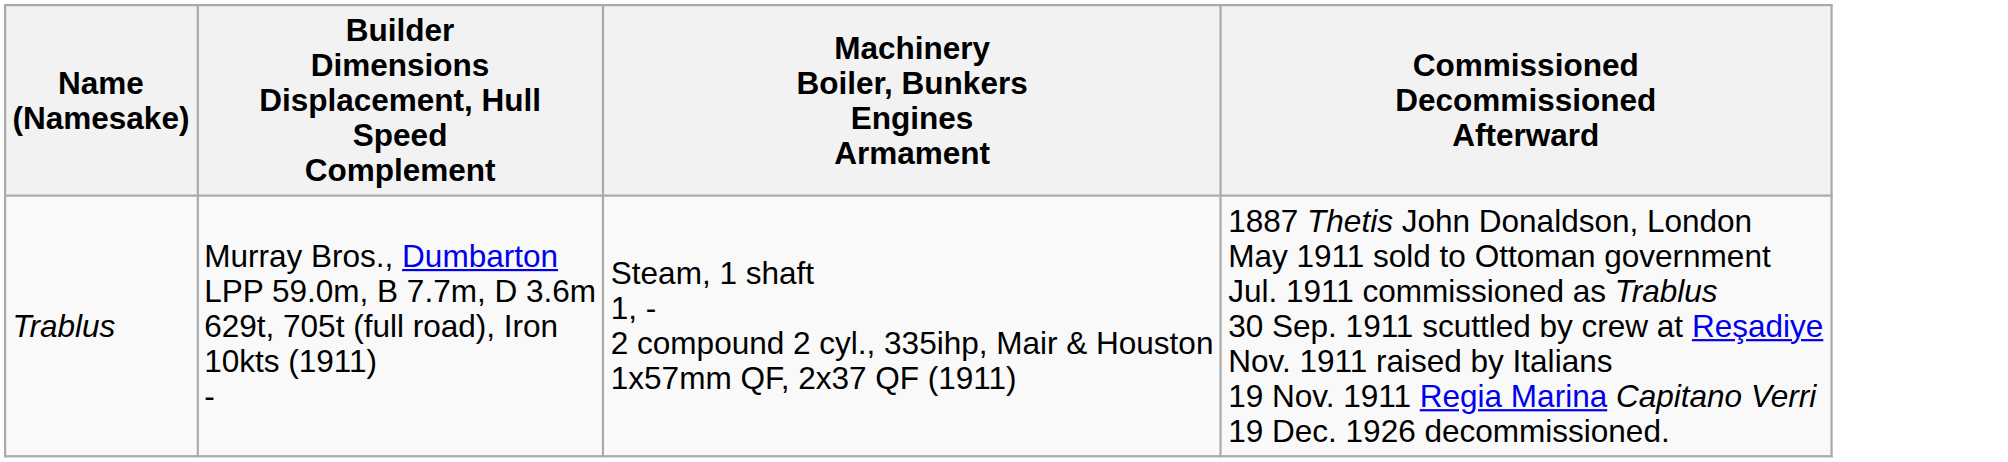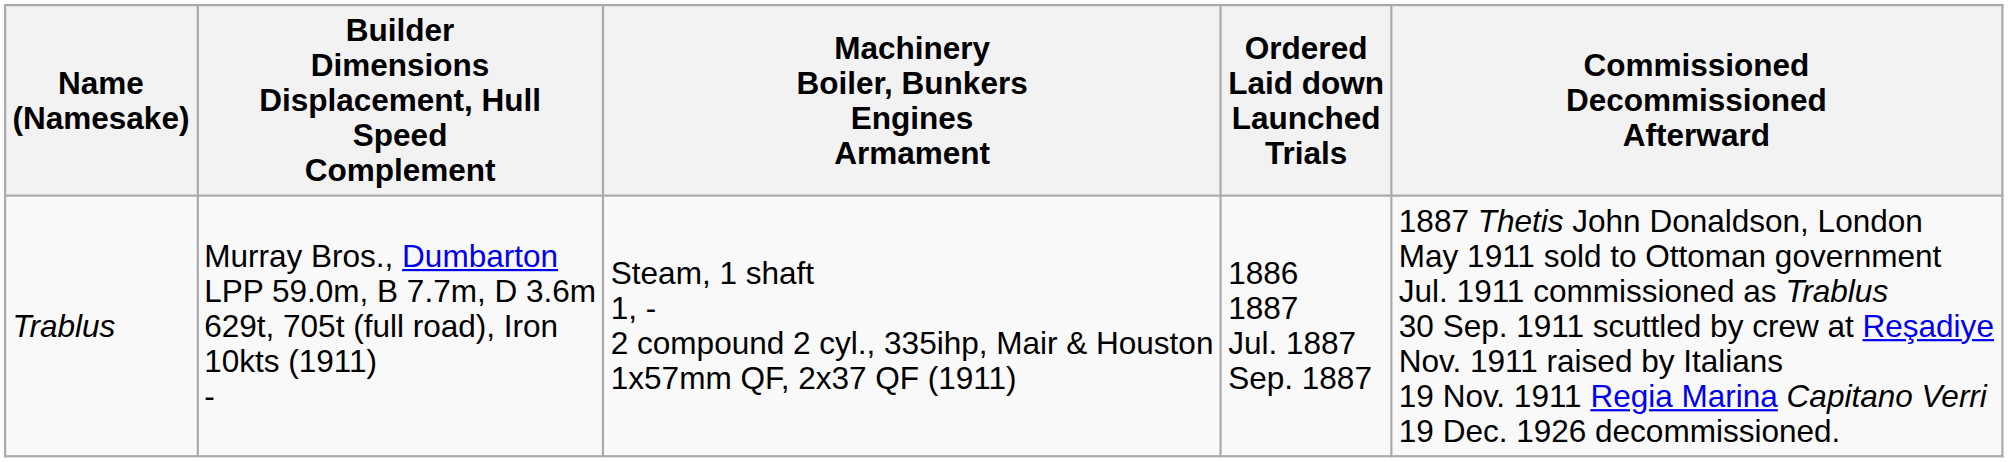+ column: (1306, 100)
